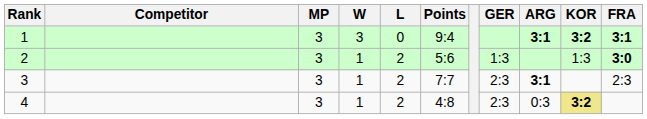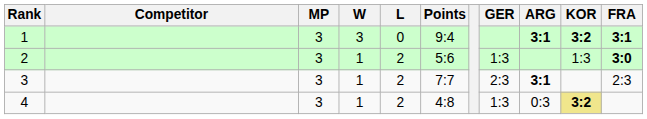(500, 102) 2:3 -> (500, 102) 1:3
